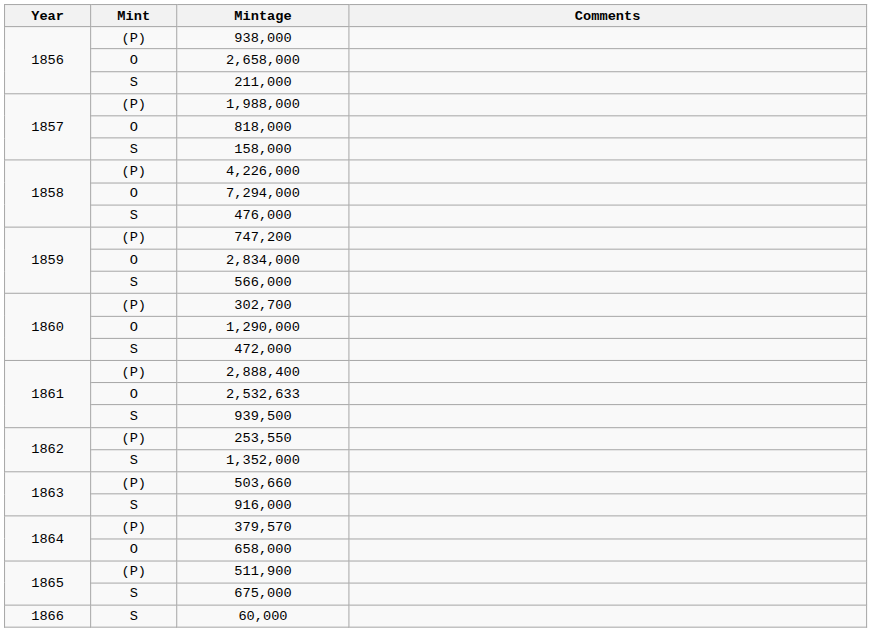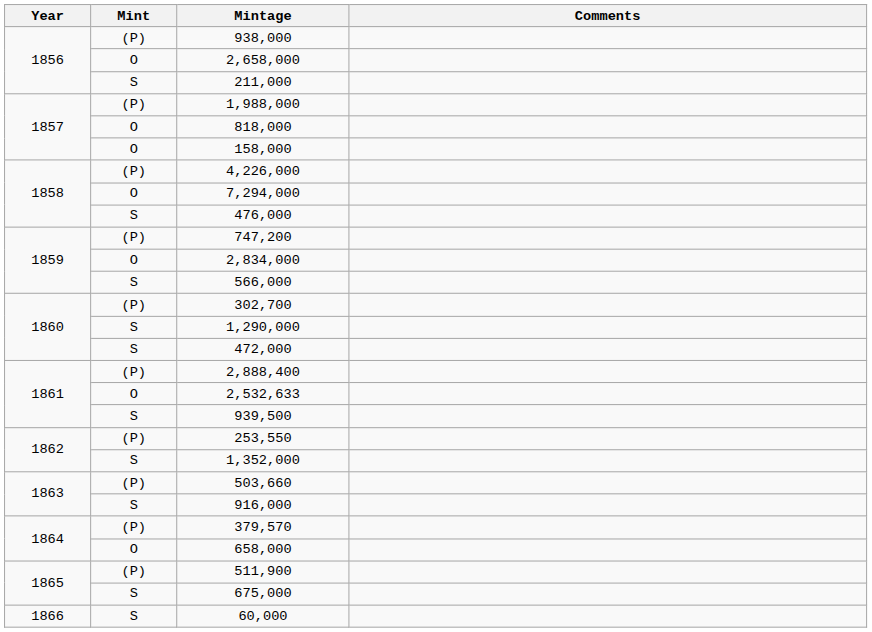(134, 149) S -> (134, 149) O
(134, 327) O -> (134, 327) S
